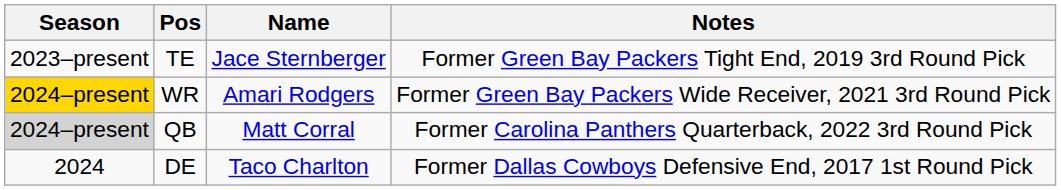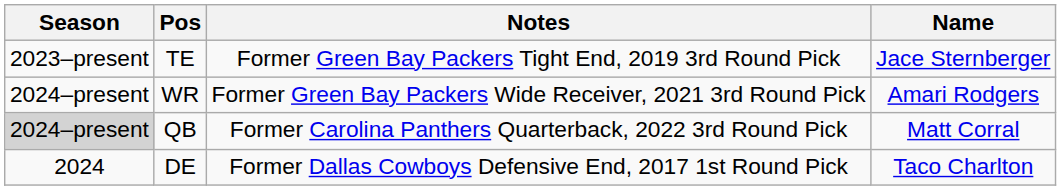columns swapped: (299, 22) <-> (723, 22)
(79, 94) gold background -> (79, 94) no background
